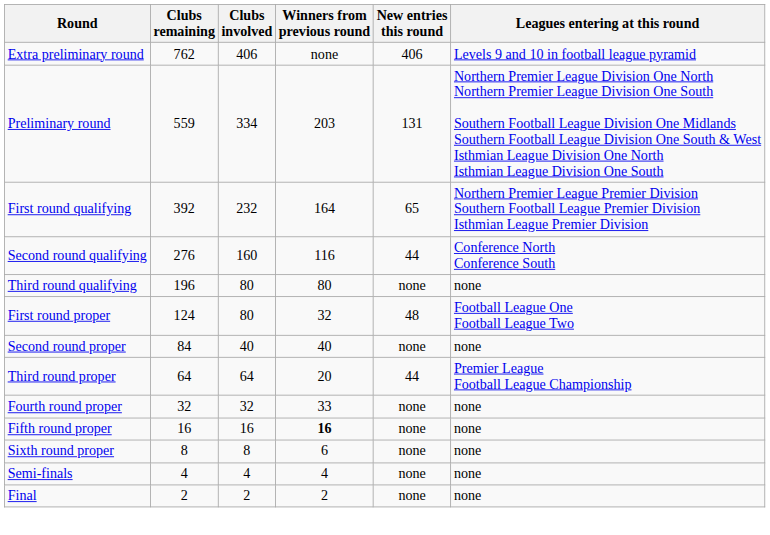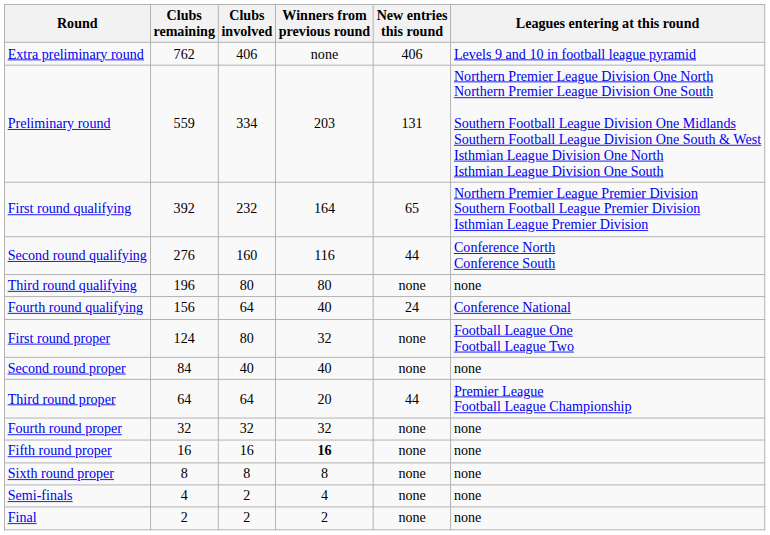+ row: (75, 308)
(412, 315) 48 -> (412, 338) none
(324, 406) 33 -> (324, 429) 32
(324, 451) 6 -> (324, 473) 8
(247, 473) 4 -> (247, 496) 2
